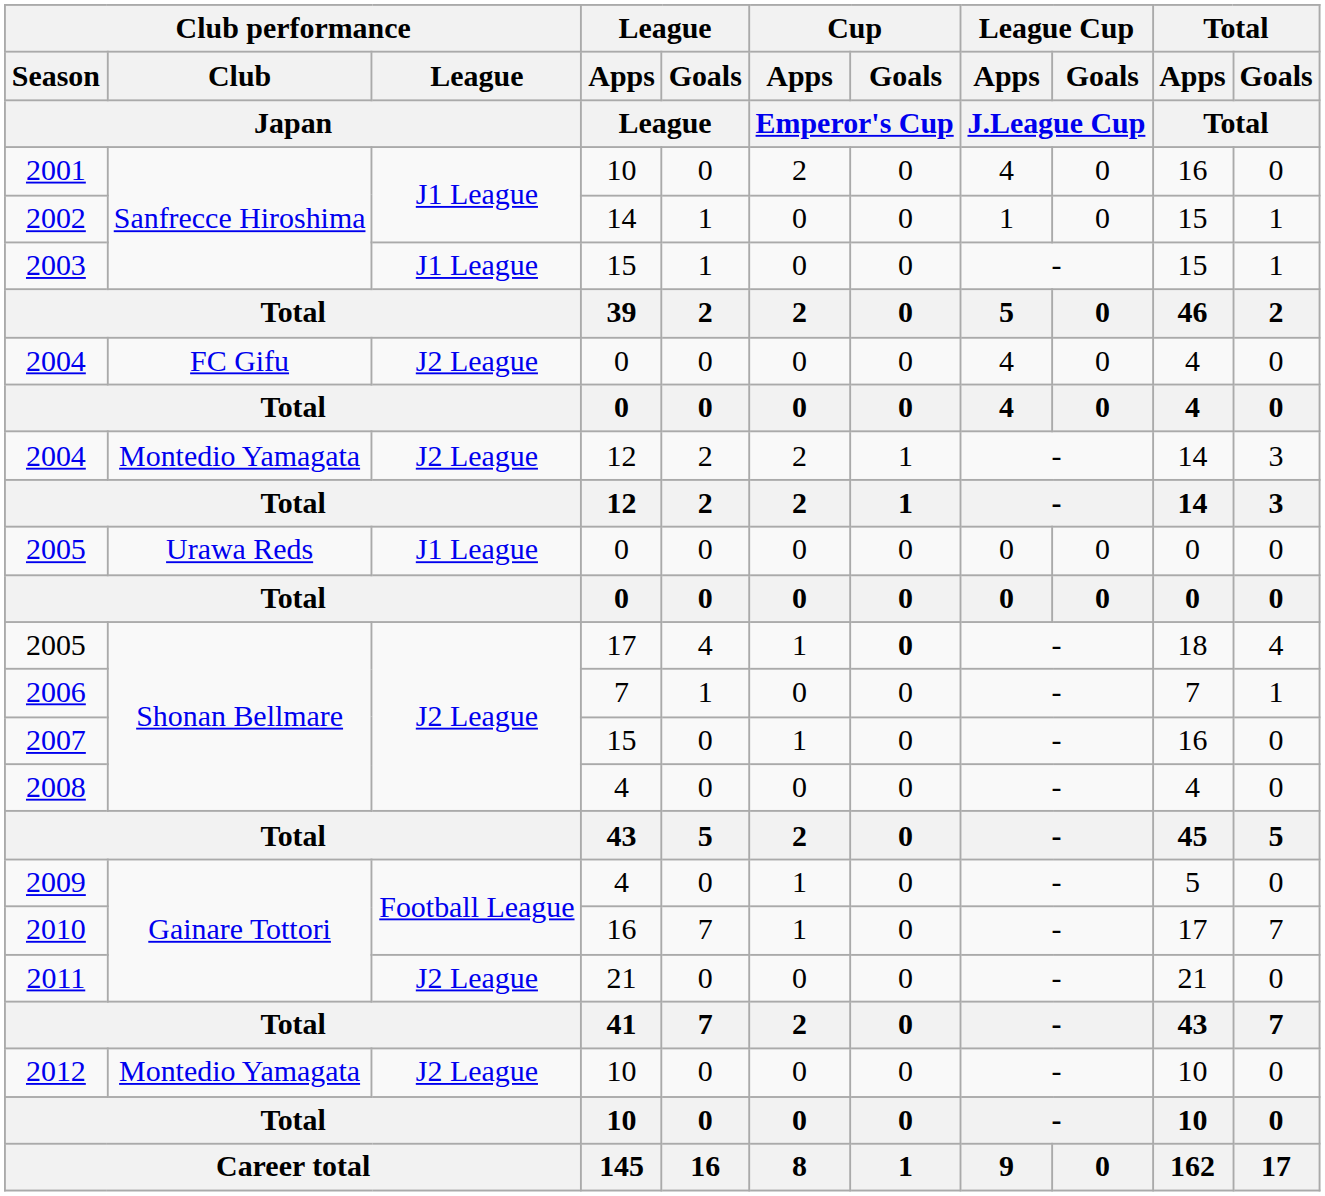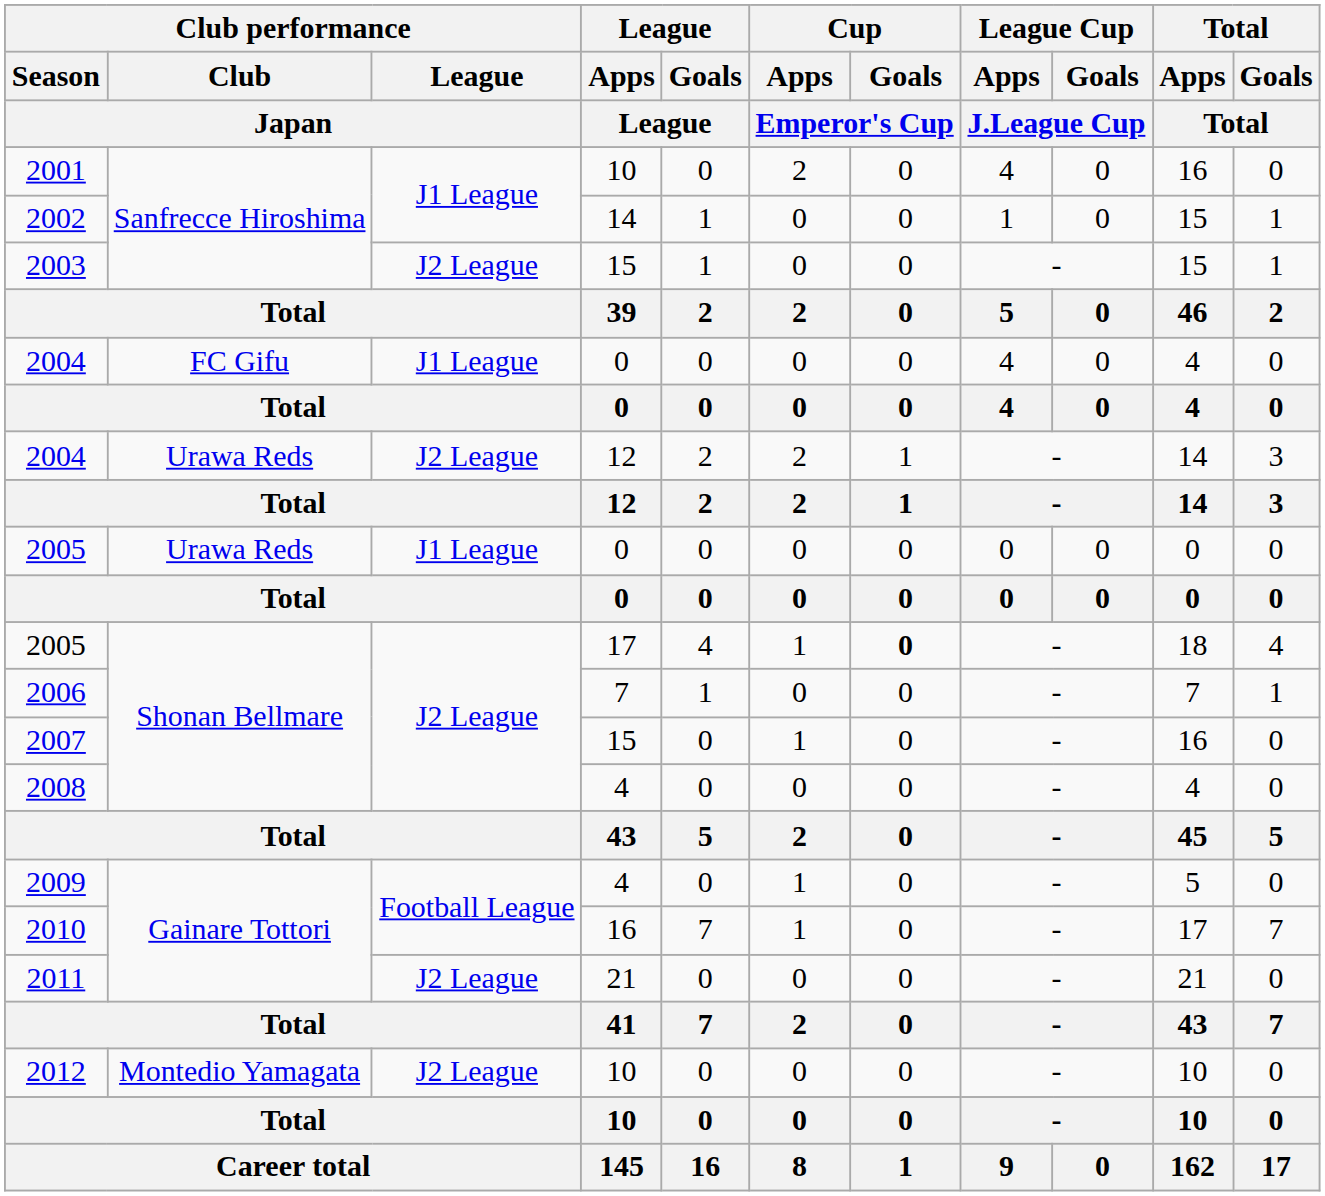(477, 265) J1 League -> (477, 265) J2 League
(477, 360) J2 League -> (477, 360) J1 League
(240, 455) Montedio Yamagata -> (240, 455) Urawa Reds
